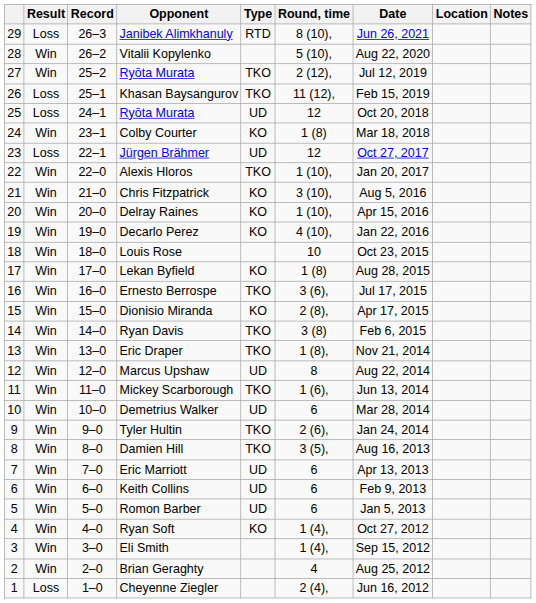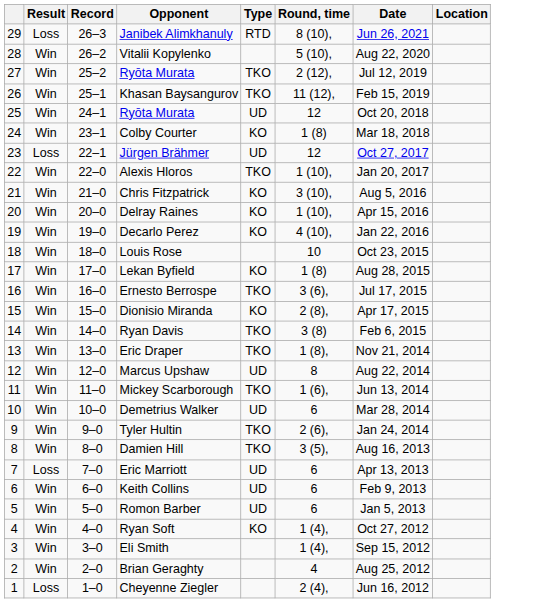- column: (511, 14)
(46, 93) Loss -> (46, 93) Win
(46, 113) Loss -> (46, 113) Win
(46, 469) Win -> (46, 469) Loss
